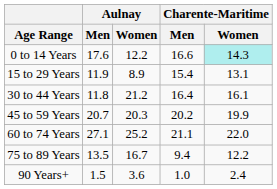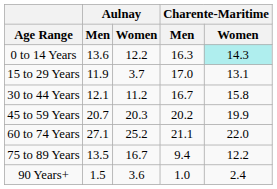(98, 54) 17.6 -> (98, 54) 13.6
(182, 54) 16.6 -> (182, 54) 16.3
(137, 74) 8.9 -> (137, 74) 3.7
(182, 74) 15.4 -> (182, 74) 17.0
(98, 94) 11.8 -> (98, 94) 12.1
(137, 94) 21.2 -> (137, 94) 11.2
(182, 94) 16.4 -> (182, 94) 16.7
(238, 94) 16.1 -> (238, 94) 15.8
